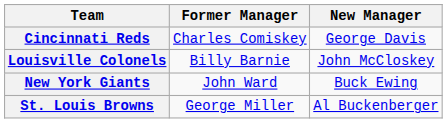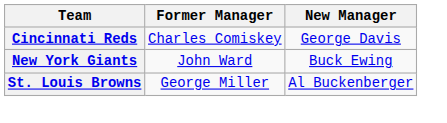- row: (87, 61)
